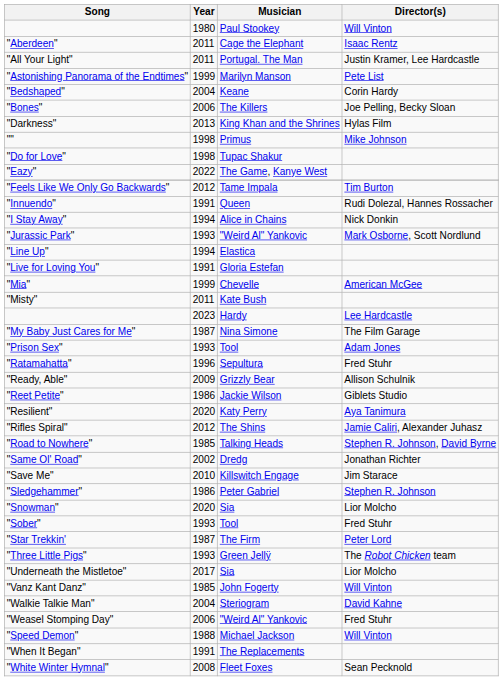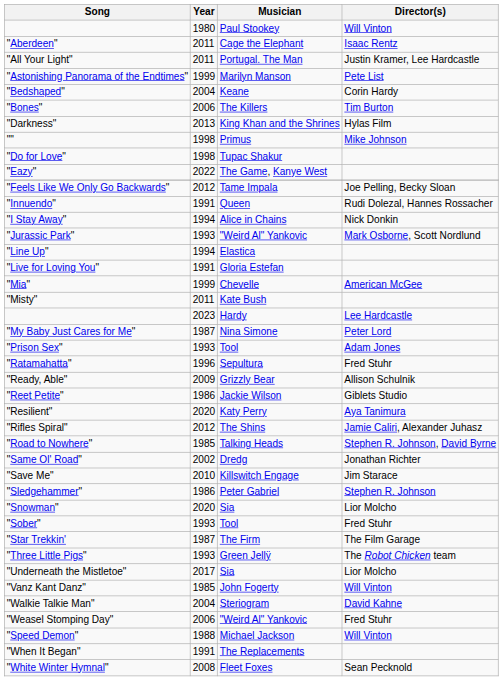(400, 108) Joe Pelling, Becky Sloan -> (369, 108) Tim Burton
(369, 188) Tim Burton -> (400, 188) Joe Pelling, Becky Sloan
(382, 332) The Film Garage -> (368, 332) Peter Lord
(368, 540) Peter Lord -> (382, 540) The Film Garage
